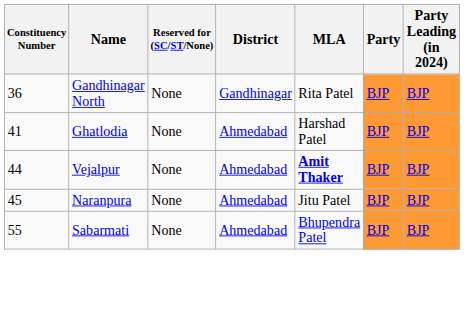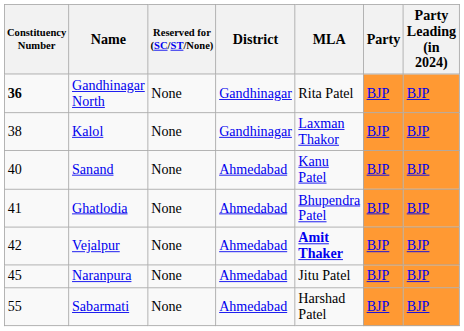(15, 93) normal -> (15, 93) bold
+ row: (88, 131)
+ row: (93, 169)
(322, 131) Harshad Patel -> (329, 207) Bhupendra Patel
(15, 169) 44 -> (15, 246) 42
(329, 230) Bhupendra Patel -> (322, 306) Harshad Patel
